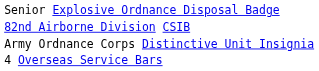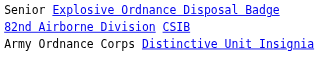- row: (83, 60)
